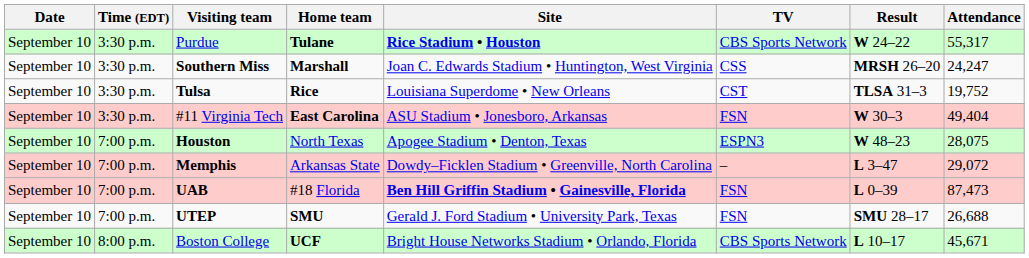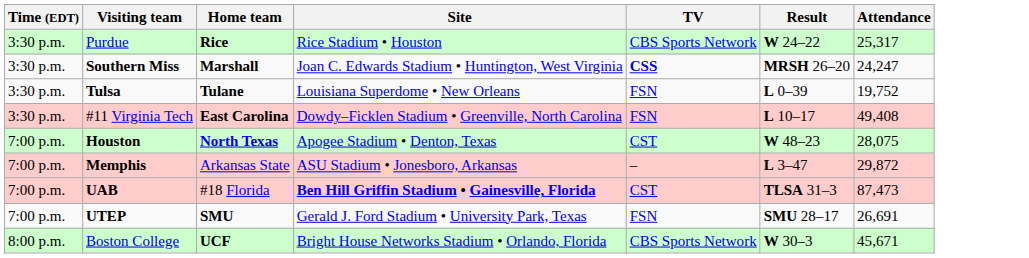- column: (50, 17)
(312, 41) Tulane -> (214, 41) Rice
(464, 41) bold -> (369, 41) normal
(968, 41) 55,317 -> (878, 41) 25,317
(733, 66) normal -> (643, 66) bold
(304, 91) Rice -> (222, 91) Tulane
(734, 91) CST -> (643, 91) FSN
(890, 91) TLSA 31–3 -> (786, 91) L 0–39
(497, 116) ASU Stadium • Jonesboro, Arkansas -> (459, 116) Dowdy–Ficklen Stadium • Greenville, North Carolina
(878, 116) W 30–3 -> (789, 116) L 10–17
(968, 116) 49,404 -> (878, 116) 49,408
(327, 141) normal -> (239, 141) bold
(742, 141) ESPN3 -> (643, 141) CST
(549, 165) Dowdy–Ficklen Stadium • Greenville, North Carolina -> (407, 165) ASU Stadium • Jonesboro, Arkansas
(968, 165) 29,072 -> (878, 165) 29,872
(734, 190) FSN -> (643, 190) CST
(876, 190) L 0–39 -> (800, 190) TLSA 31–3
(968, 215) 26,688 -> (878, 215) 26,691
(879, 240) L 10–17 -> (788, 240) W 30–3
